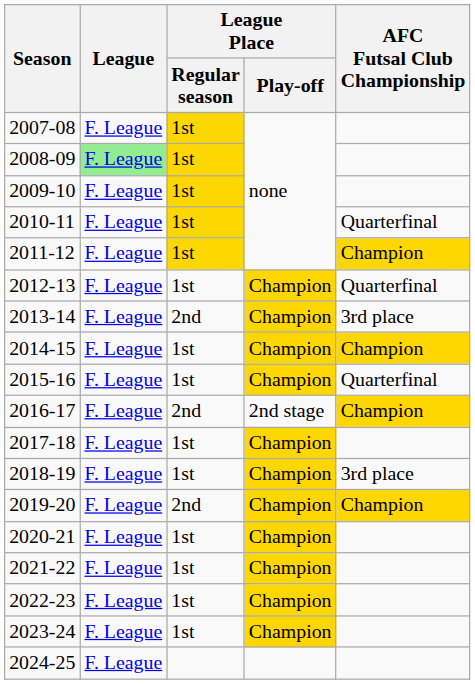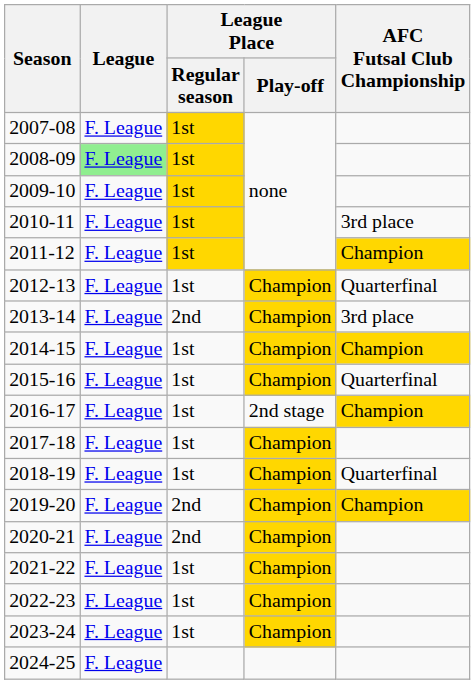(389, 222) Quarterfinal -> (377, 222) 3rd place
(186, 410) 2nd -> (183, 410) 1st
(377, 473) 3rd place -> (389, 473) Quarterfinal
(183, 536) 1st -> (186, 536) 2nd
